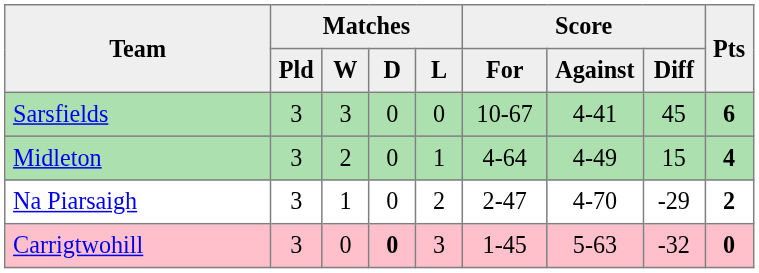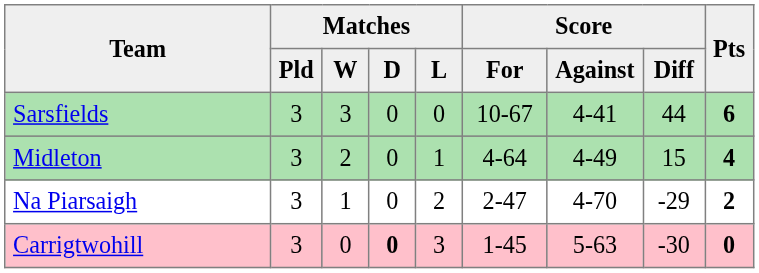(674, 113) 45 -> (674, 113) 44
(674, 245) -32 -> (674, 245) -30
